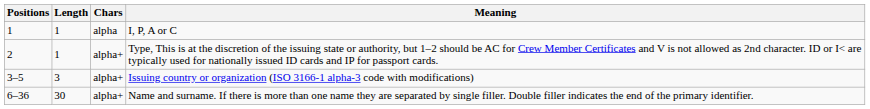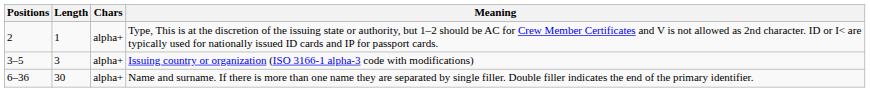- row: (153, 30)
